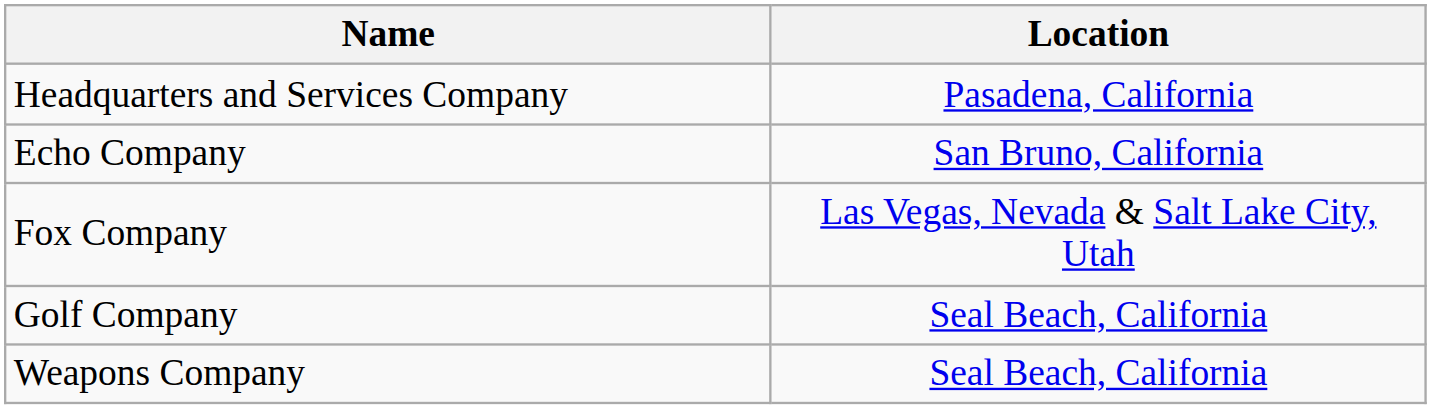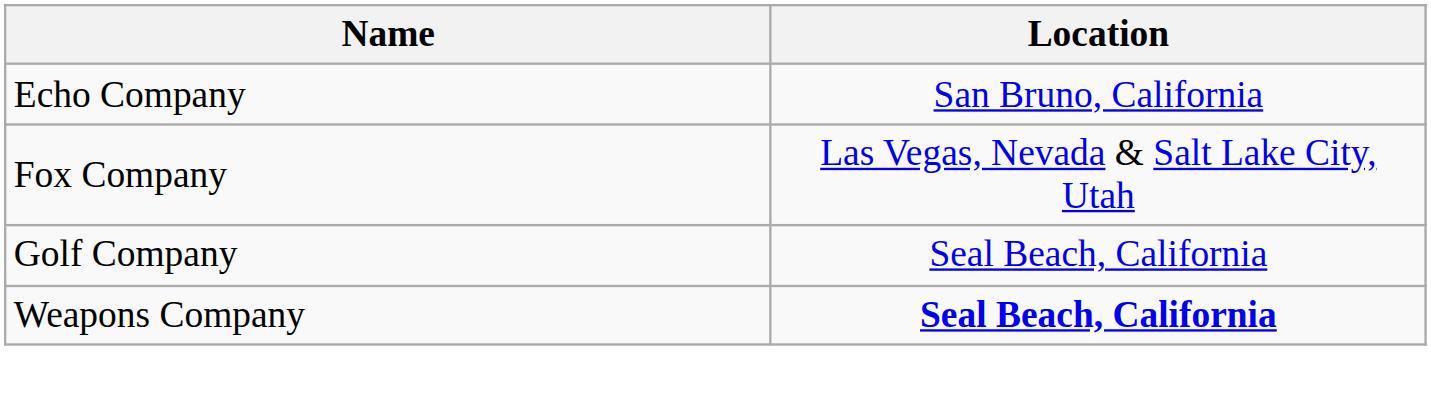- row: (291, 93)
(1098, 373) normal -> (1098, 313) bold
